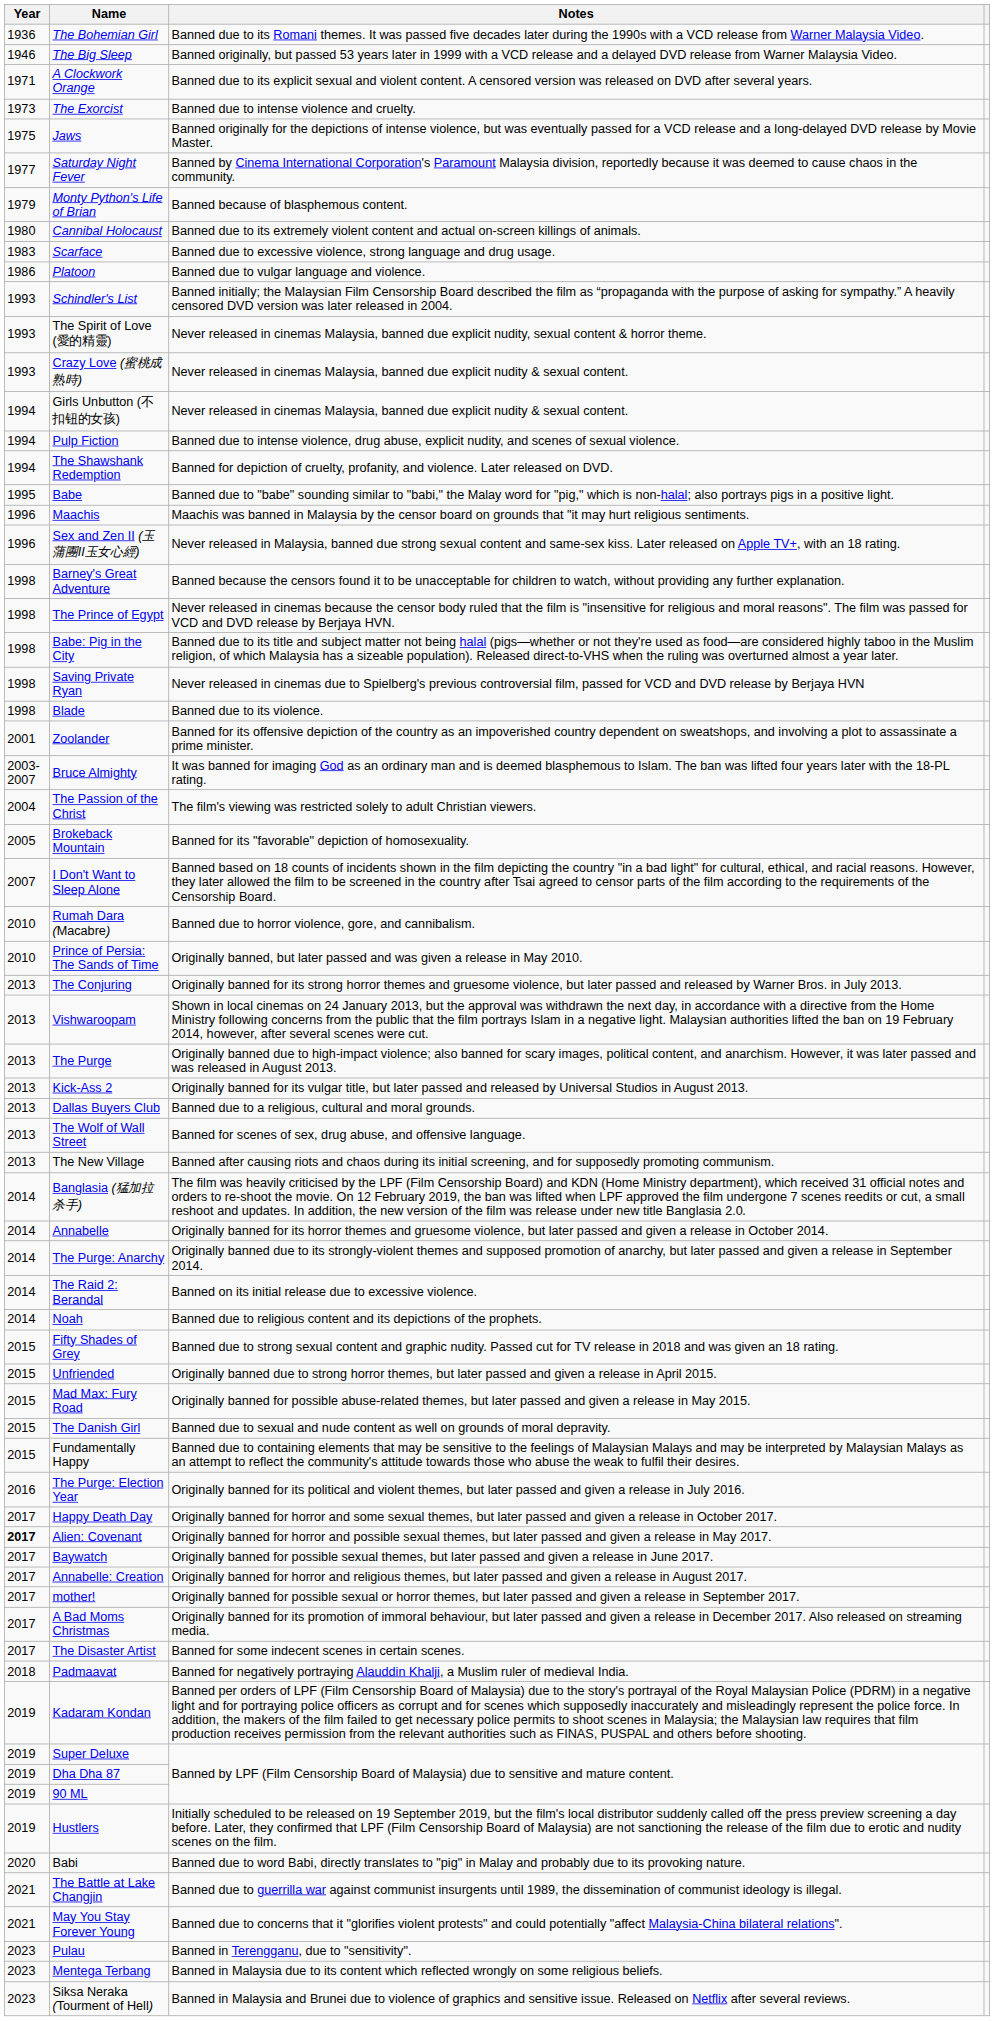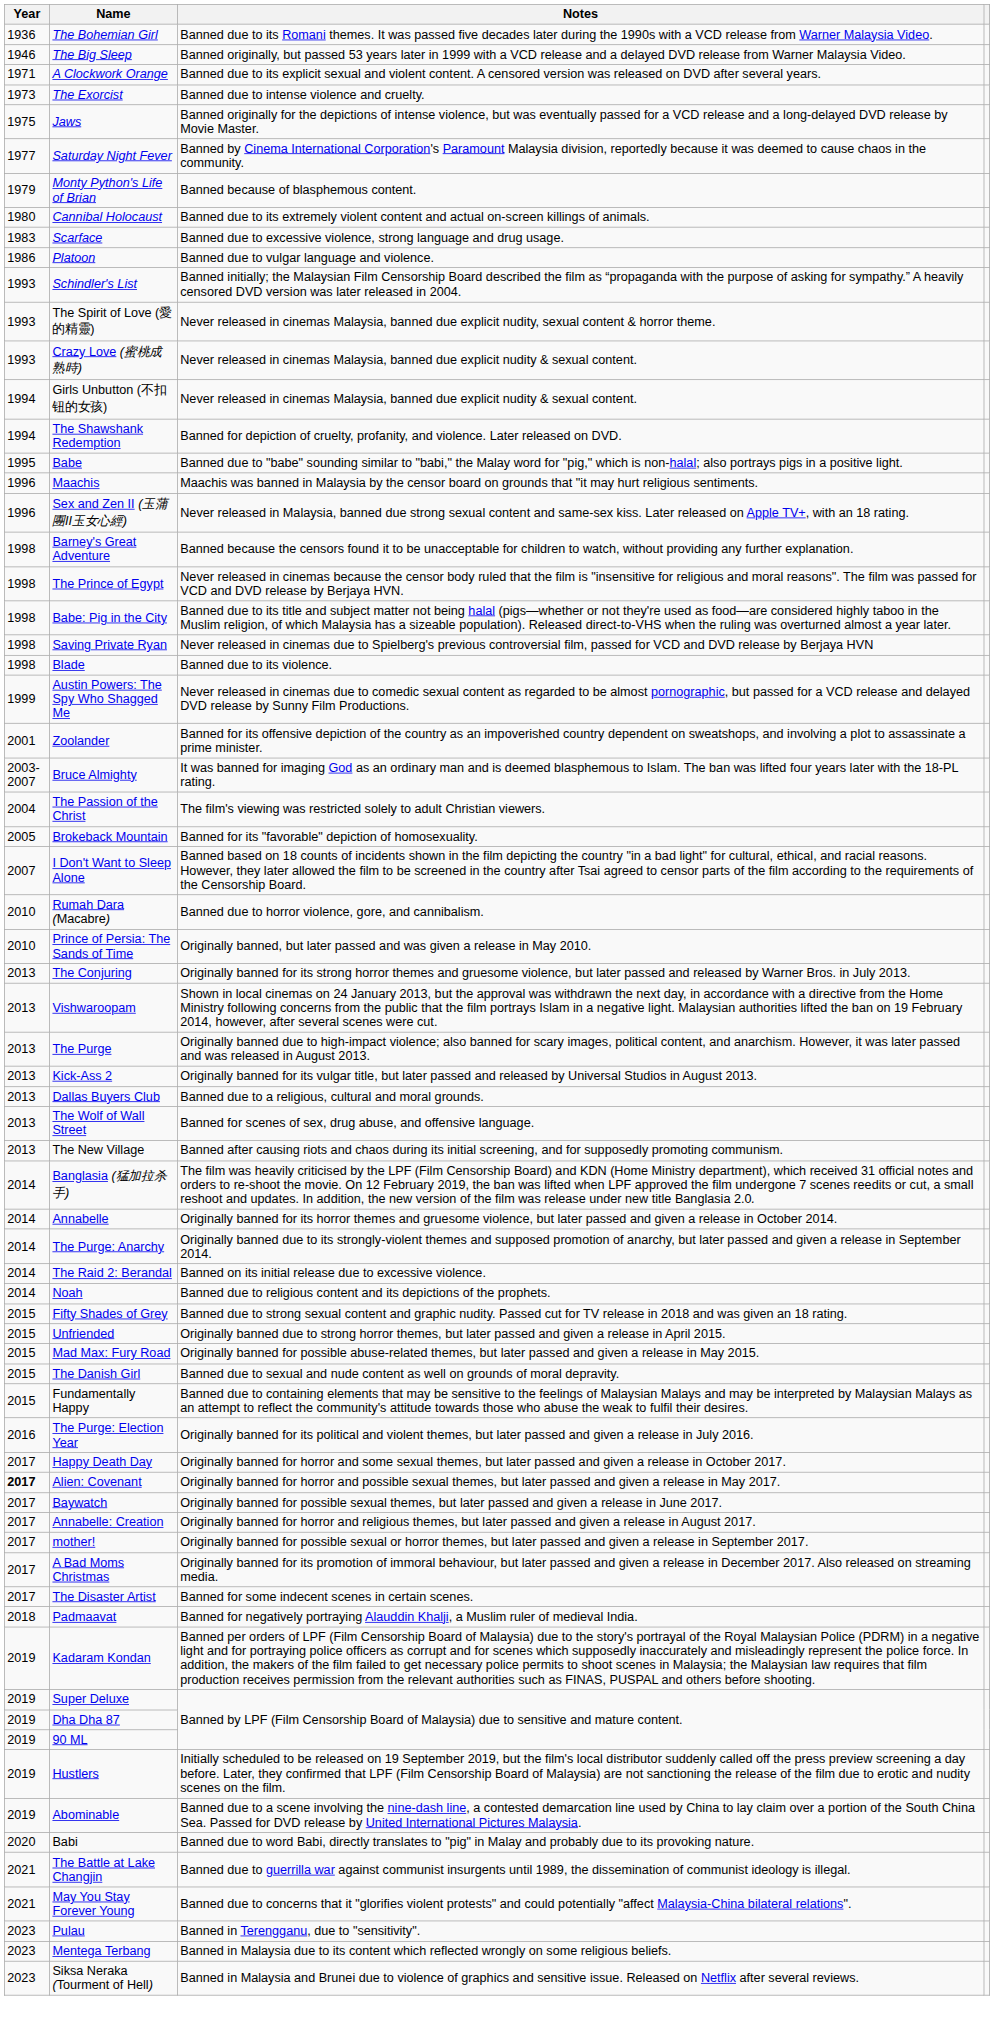- row: (86, 440)
+ row: (107, 699)
+ row: (86, 1815)
